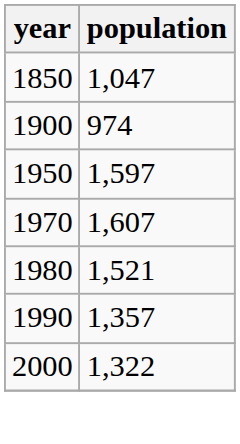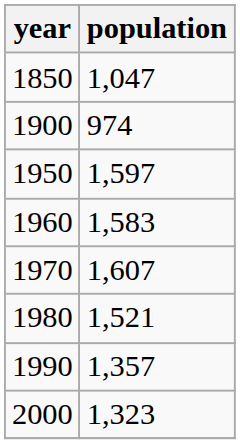+ row: (42, 221)
(121, 366) 1,322 -> (121, 414) 1,323
